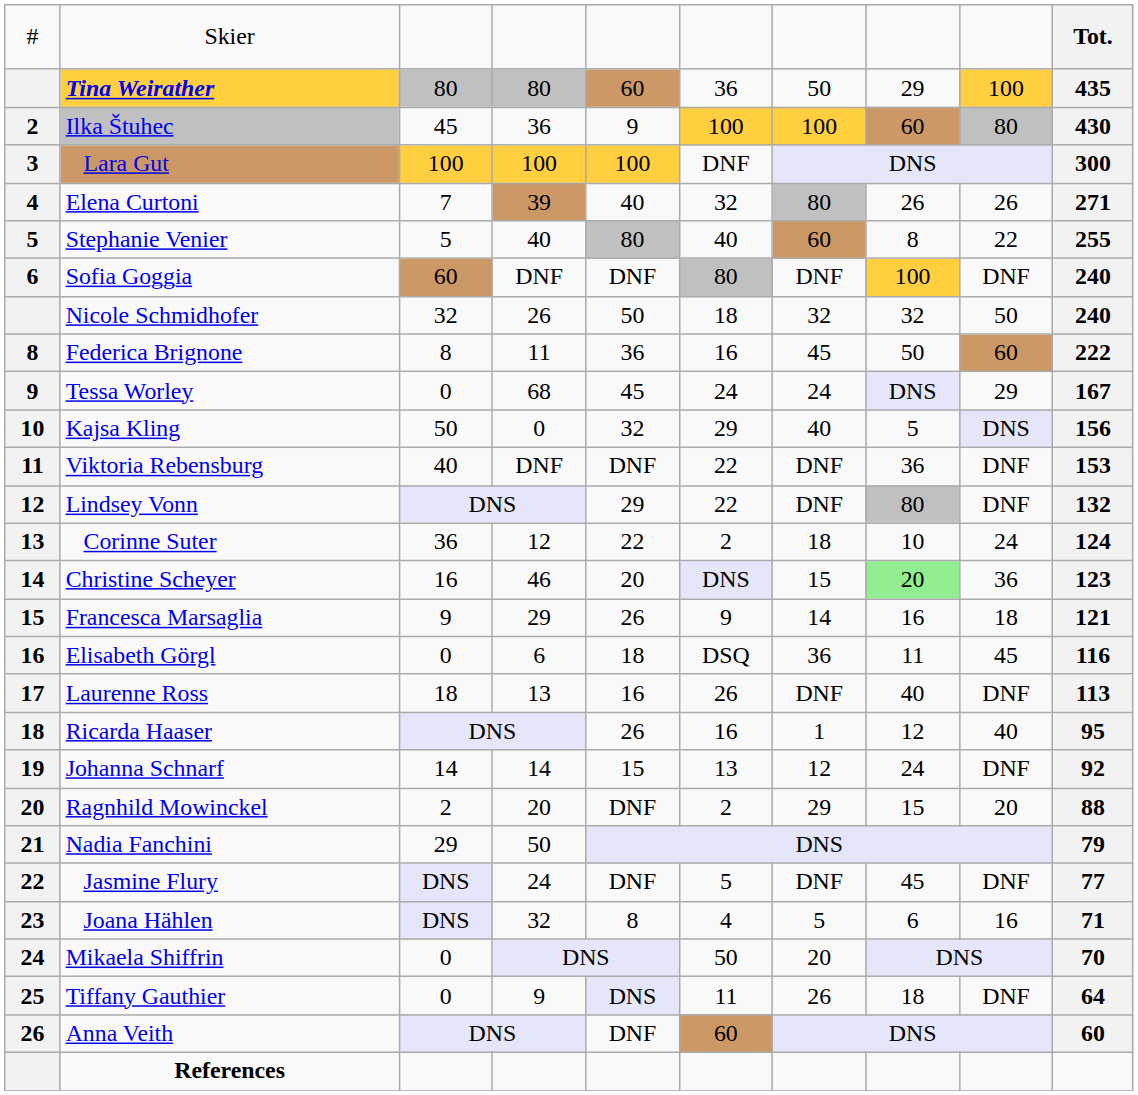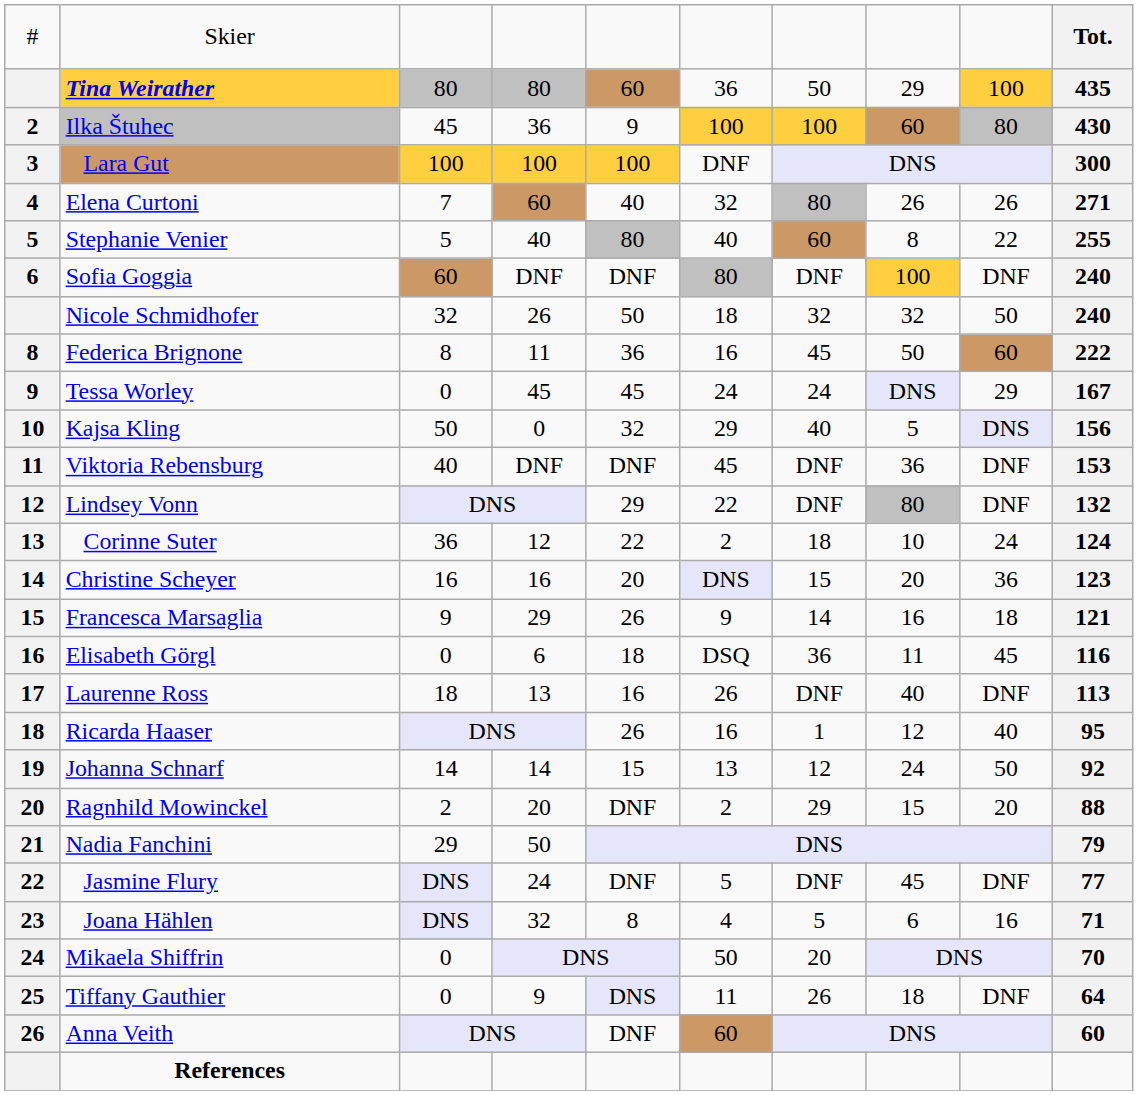(539, 201) 39 -> (539, 201) 60
(539, 390) 68 -> (539, 390) 45
(726, 466) 22 -> (726, 466) 45
(539, 579) 46 -> (539, 579) 16
(913, 579) lightgreen background -> (913, 579) no background
(1006, 768) DNF -> (1006, 768) 50
